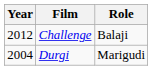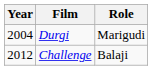rows swapped: (54, 55) <-> (65, 34)
